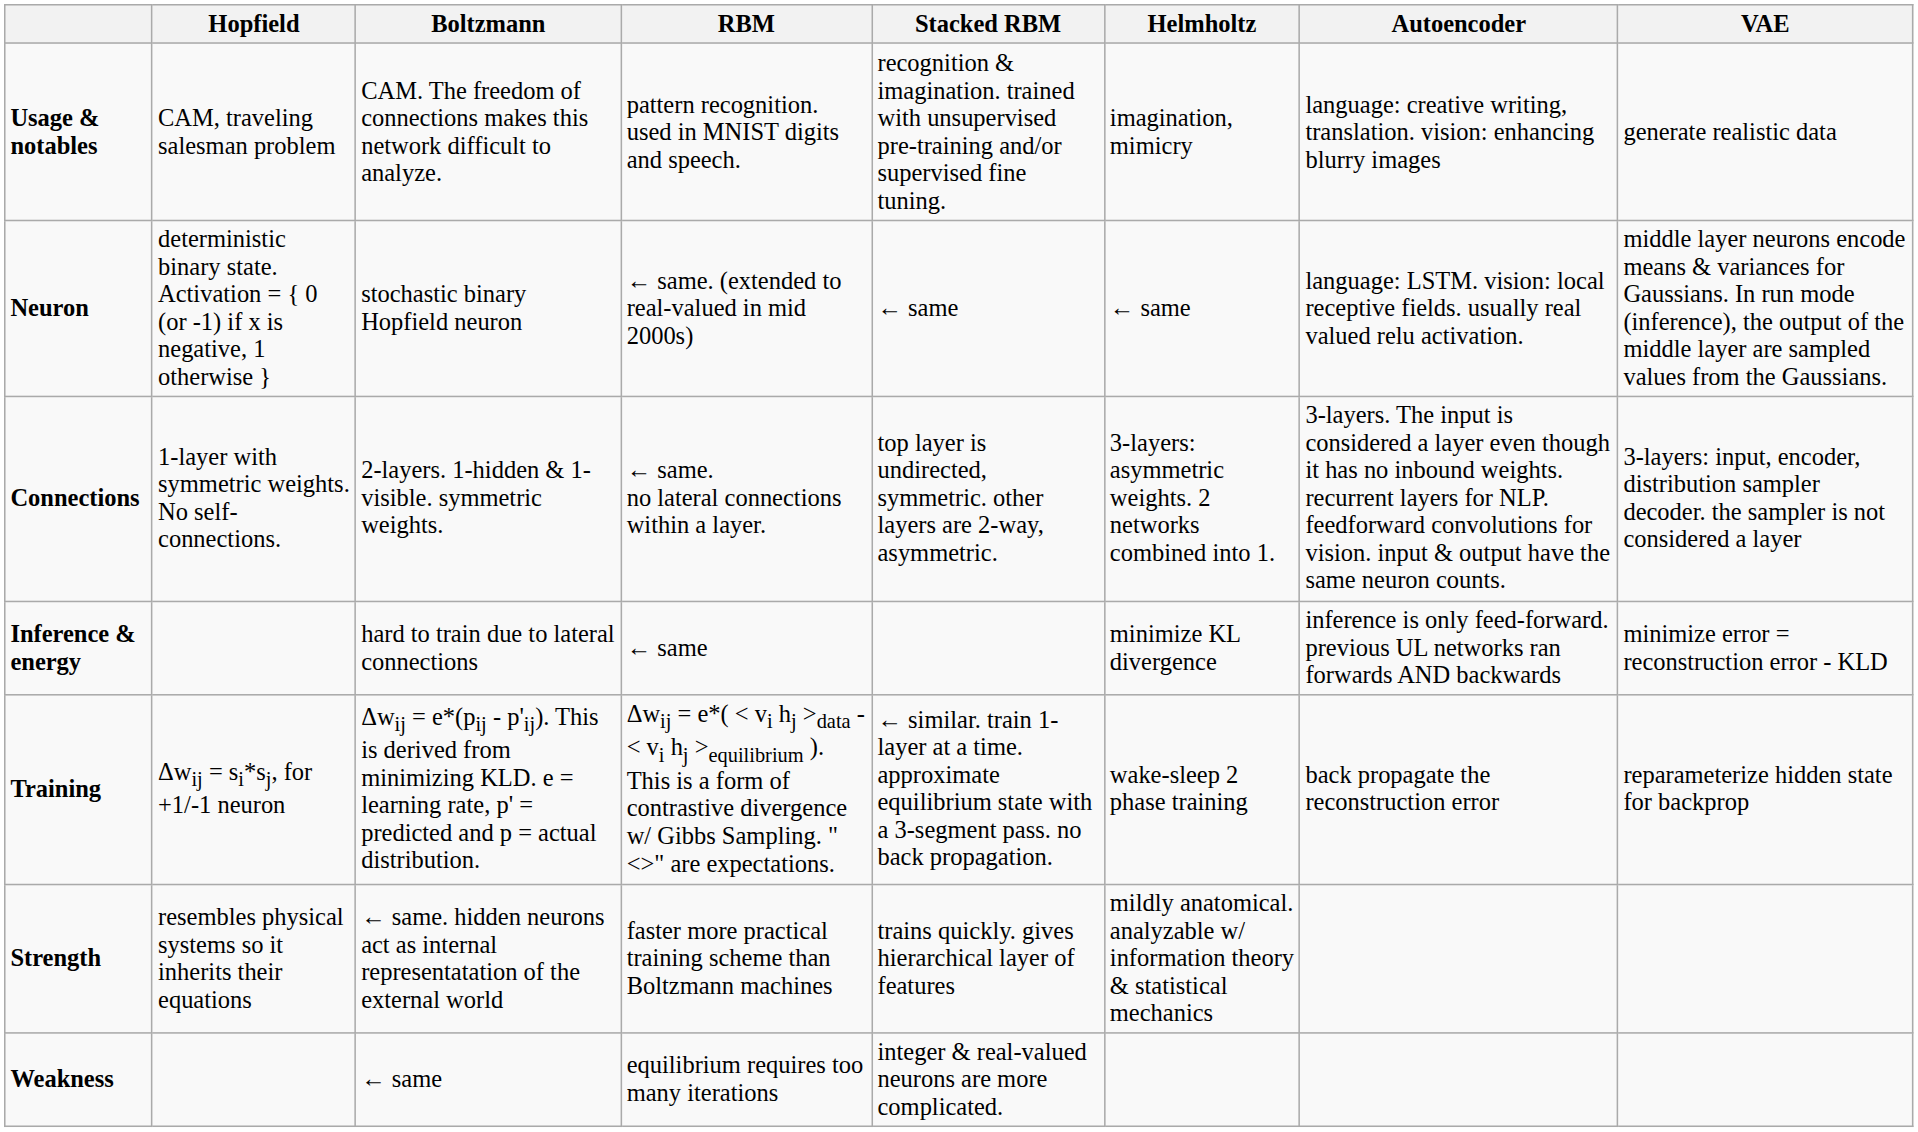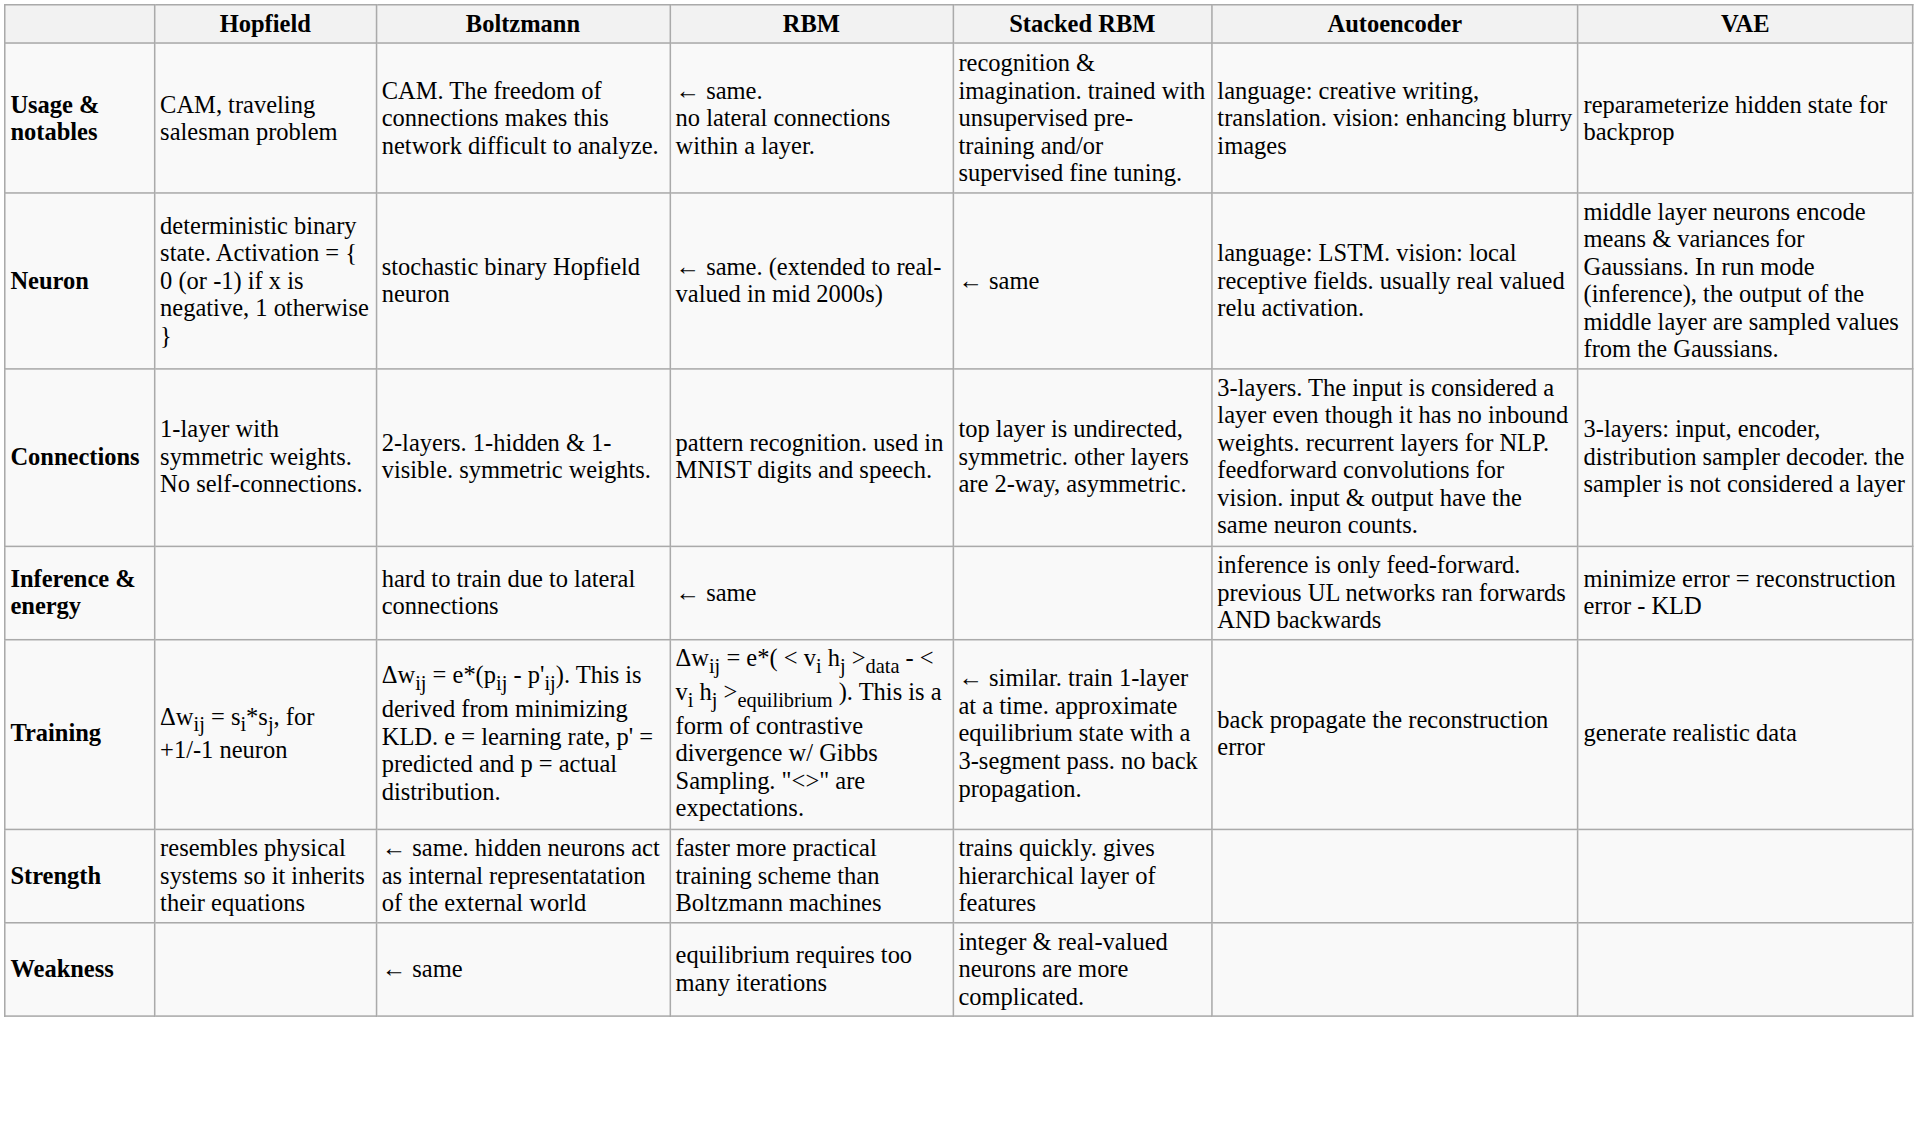- column: (1202, 23)
(733, 131) pattern recognition. used in MNIST digits and speech. -> (783, 117) ← same. no lateral connections within a layer.
(1730, 131) generate realistic data -> (1735, 117) reparameterize hidden state for backprop
(734, 498) ← same. no lateral connections within a layer. -> (809, 457) pattern recognition. used in MNIST digits and speech.
(1758, 789) reparameterize hidden state for backprop -> (1690, 733) generate realistic data
